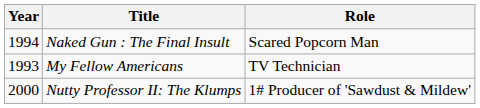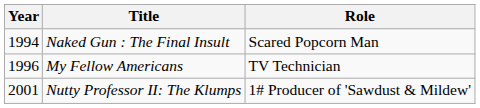(24, 66) 1993 -> (24, 66) 1996
(24, 90) 2000 -> (24, 90) 2001
